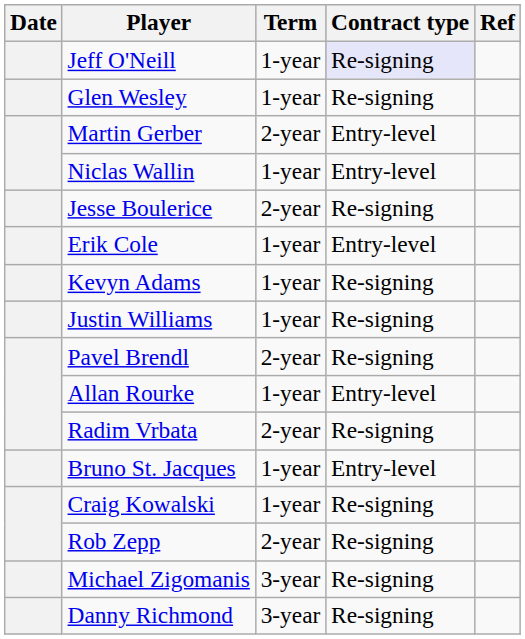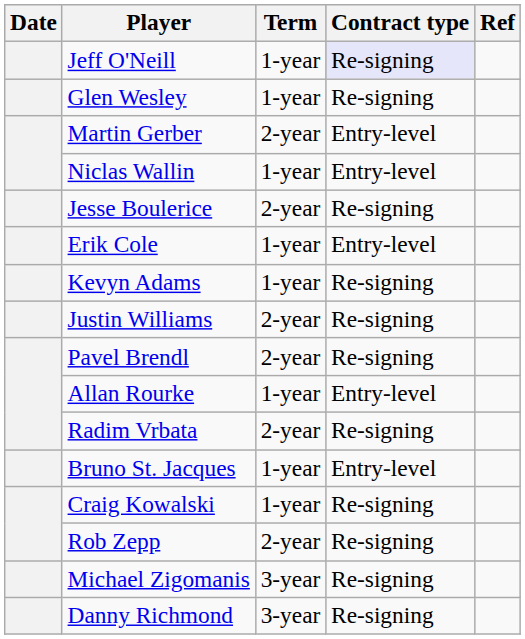(290, 319) 1-year -> (290, 319) 2-year
